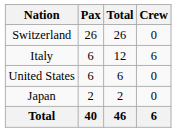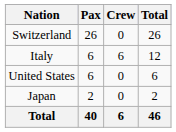columns swapped: (154, 14) <-> (120, 14)
